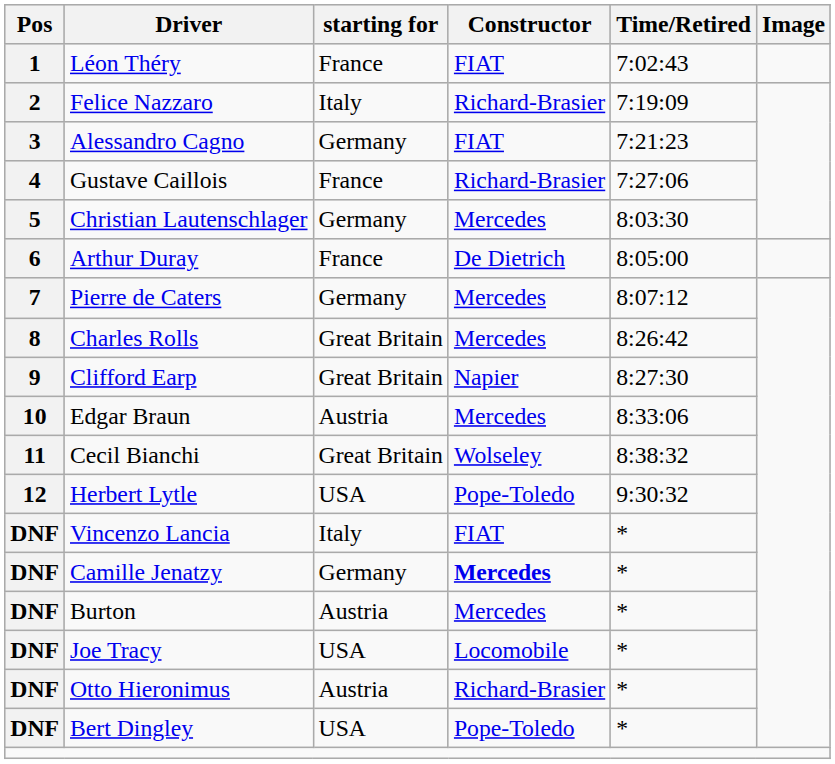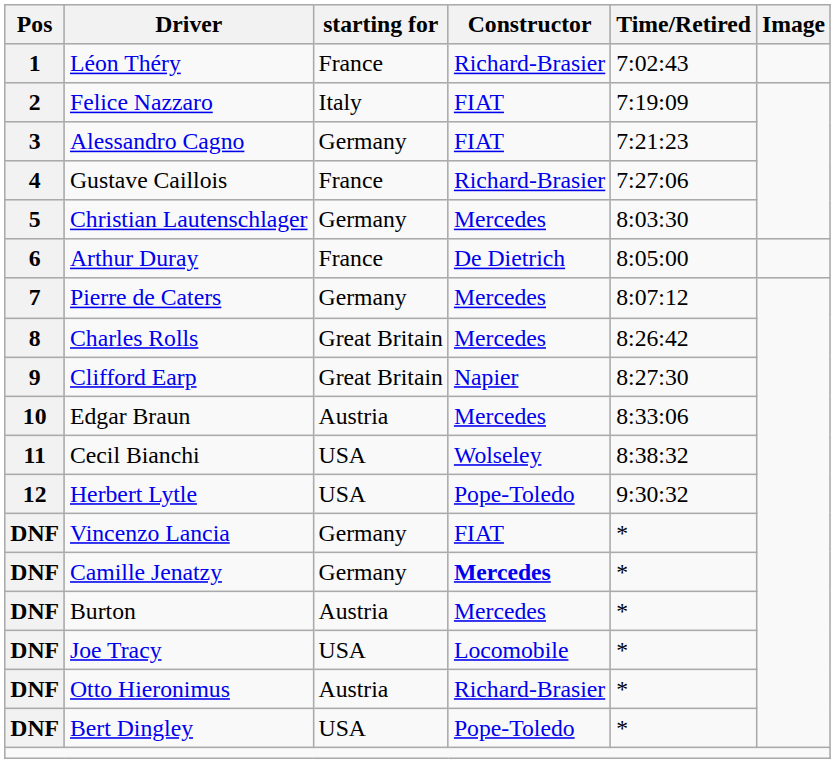(479, 63) FIAT -> (530, 63) Richard-Brasier
(530, 102) Richard-Brasier -> (479, 102) FIAT
(381, 454) Great Britain -> (342, 454) USA
(340, 532) Italy -> (363, 532) Germany
